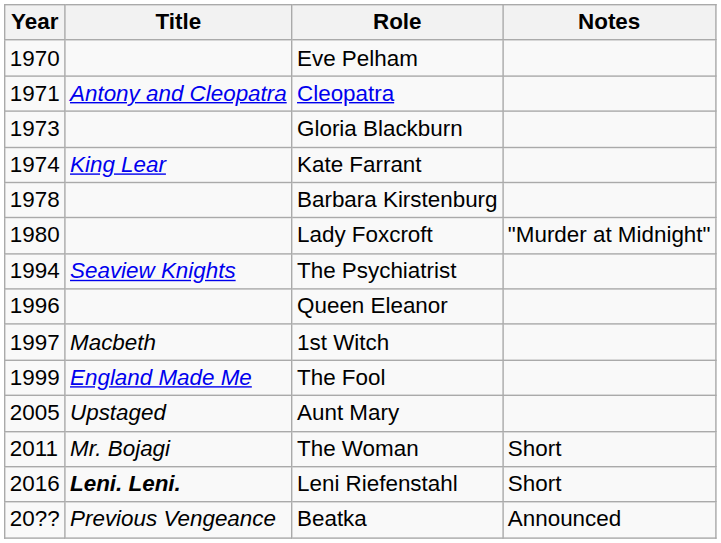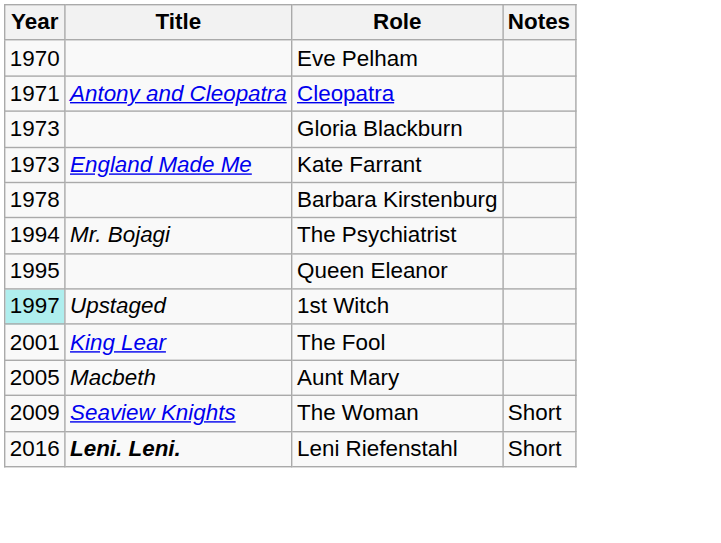(35, 164) 1974 -> (35, 164) 1973
(118, 164) King Lear -> (161, 164) England Made Me
- row: (365, 235)
(153, 270) Seaview Knights -> (120, 235) Mr. Bojagi
(35, 306) 1996 -> (35, 270) 1995
(35, 341) no background -> (35, 306) paleturquoise background
(113, 341) Macbeth -> (118, 306) Upstaged
(35, 377) 1999 -> (35, 341) 2001
(161, 377) England Made Me -> (118, 341) King Lear
(118, 413) Upstaged -> (113, 377) Macbeth
(34, 448) 2011 -> (35, 413) 2009
(120, 448) Mr. Bojagi -> (153, 413) Seaview Knights
- row: (332, 519)
